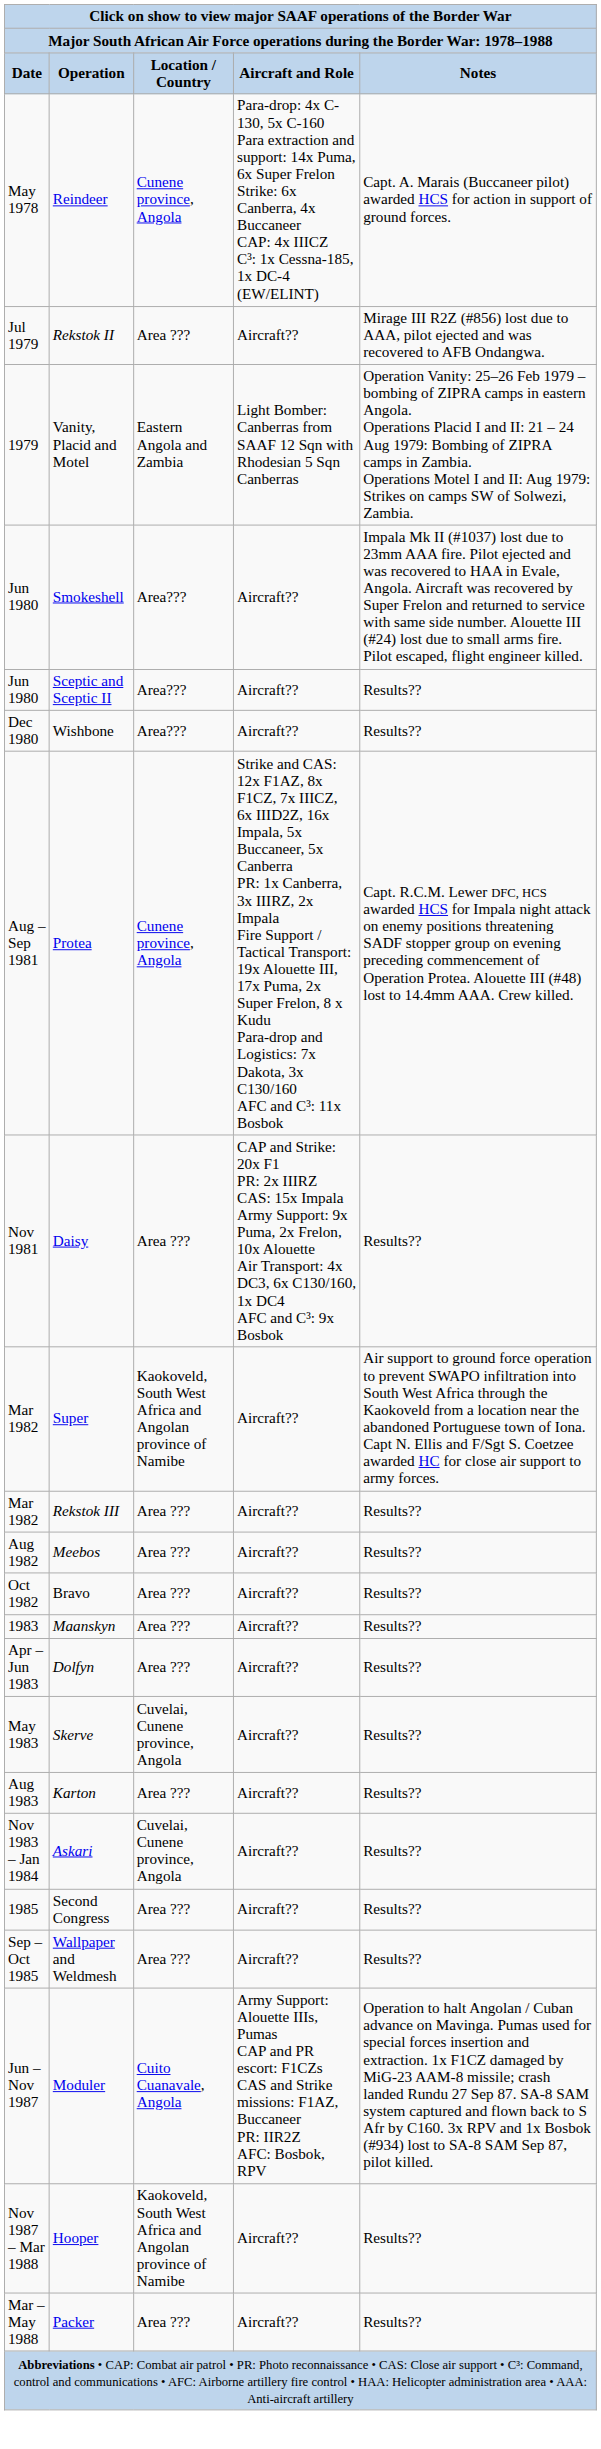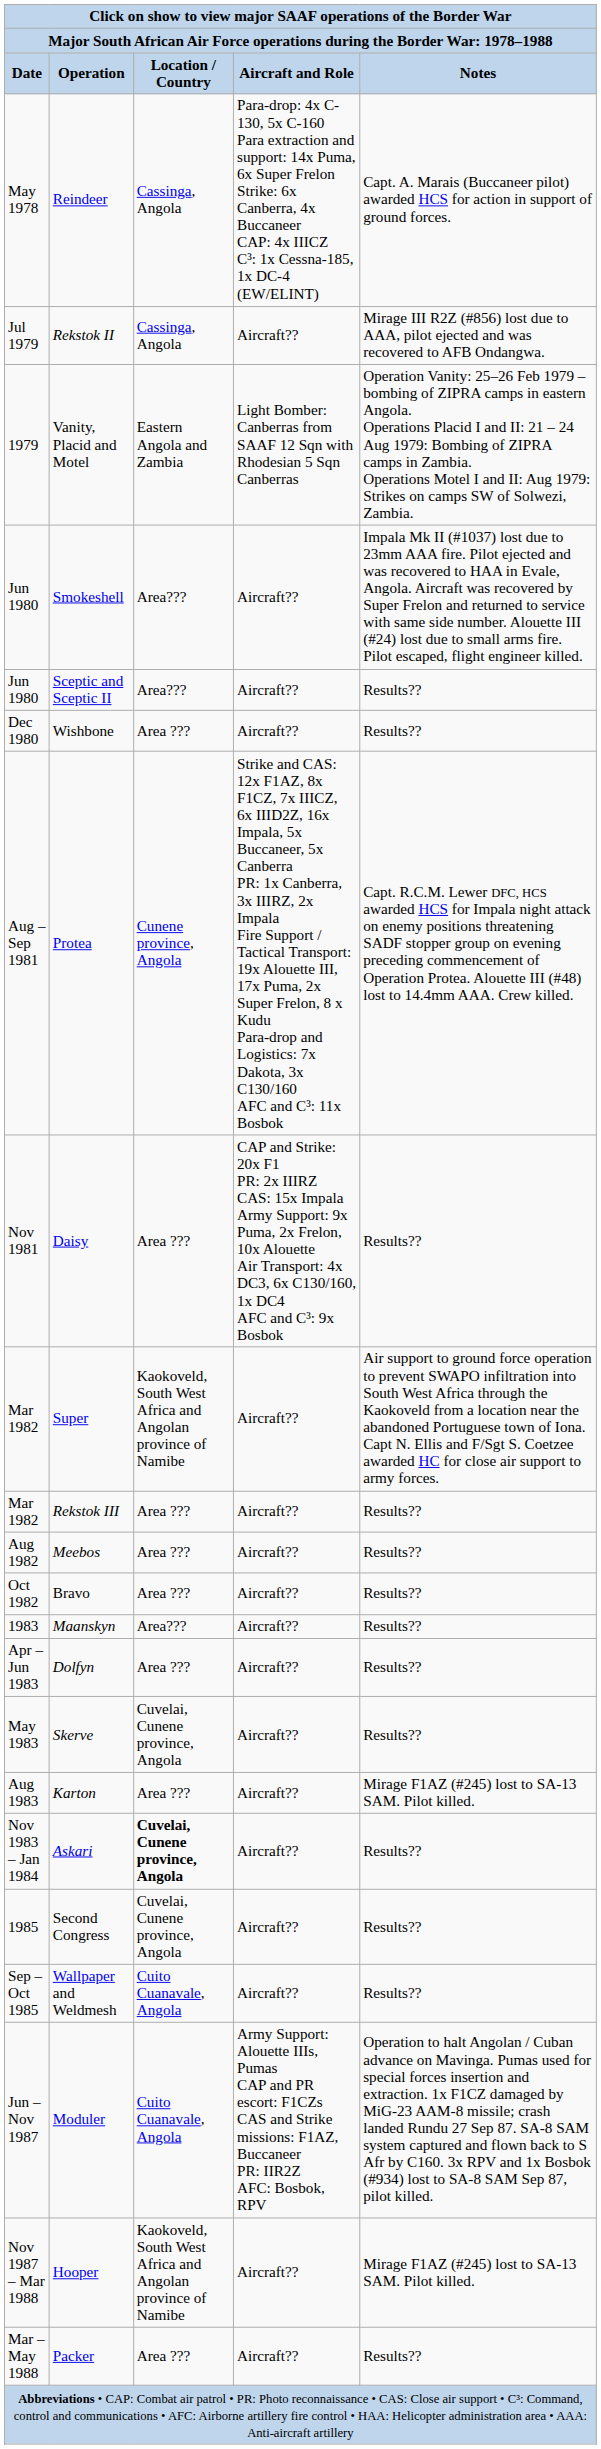(165, 200) Cunene province, Angola -> (166, 200) Cassinga, Angola
(164, 335) Area ??? -> (166, 335) Cassinga, Angola
(162, 730) Area??? -> (164, 730) Area ???
(164, 1626) Area ??? -> (162, 1626) Area???
(392, 1792) Results?? -> (470, 1792) Mirage F1AZ (#245) lost to SA-13 SAM. Pilot killed.
(165, 1851) normal -> (167, 1851) bold
(164, 1909) Area ??? -> (165, 1926) Cuvelai, Cunene province, Angola
(164, 1959) Area ??? -> (171, 1993) Cuito Cuanavale, Angola
(392, 2238) Results?? -> (470, 2272) Mirage F1AZ (#245) lost to SA-13 SAM. Pilot killed.
